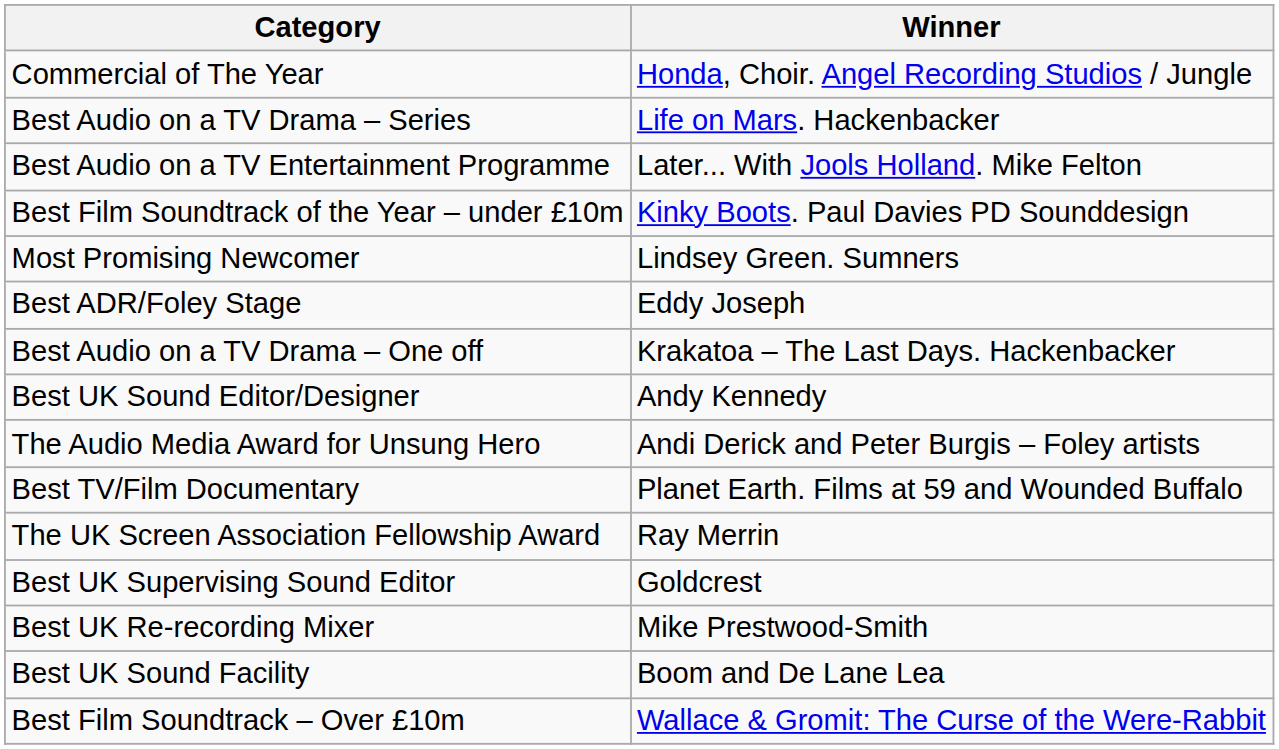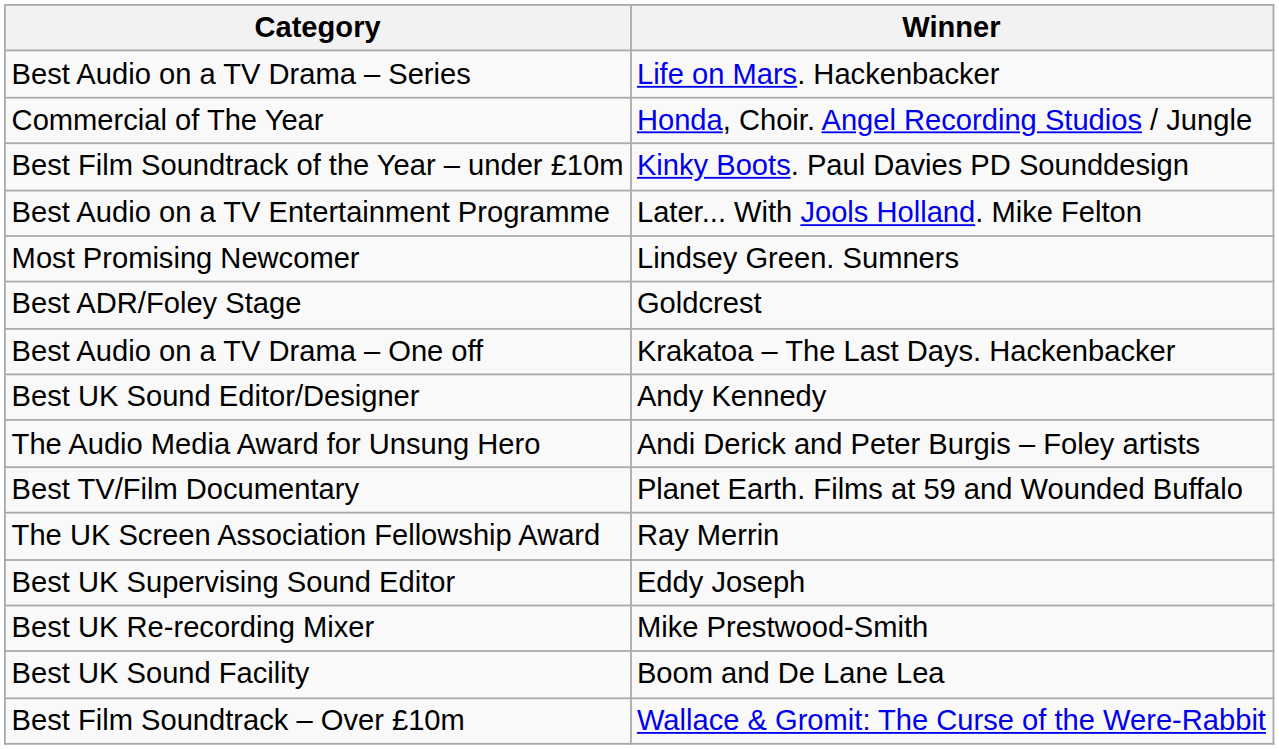rows swapped: (241, 119) <-> (168, 73)
rows swapped: (318, 212) <-> (311, 166)
(721, 304) Eddy Joseph -> (699, 304) Goldcrest
(699, 581) Goldcrest -> (721, 581) Eddy Joseph
